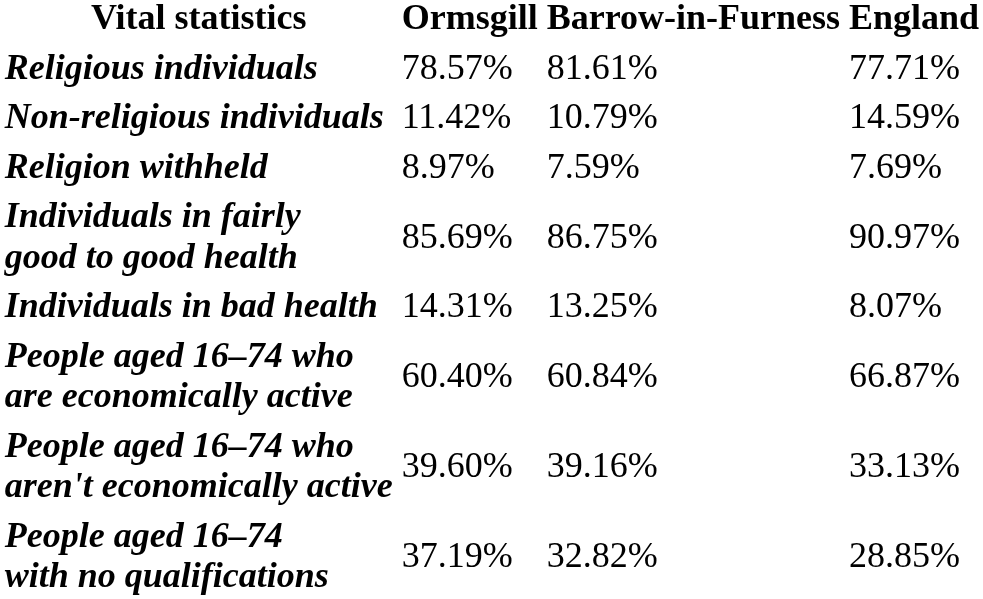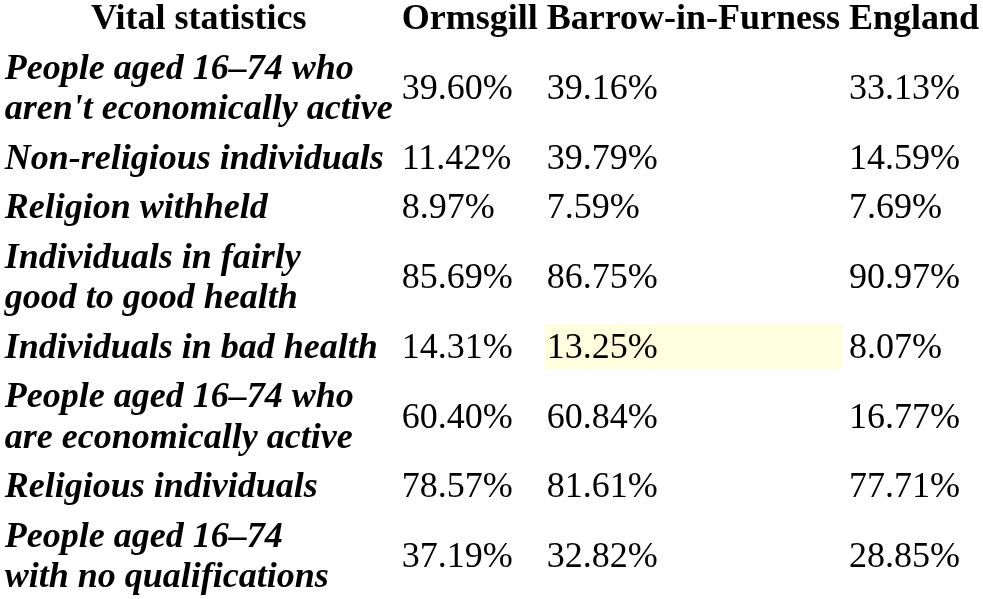rows swapped: (161, 66) <-> (199, 465)
(602, 116) 10.79% -> (602, 156) 39.79%
(602, 305) no background -> (602, 345) lightyellow background
(904, 375) 66.87% -> (904, 415) 16.77%
